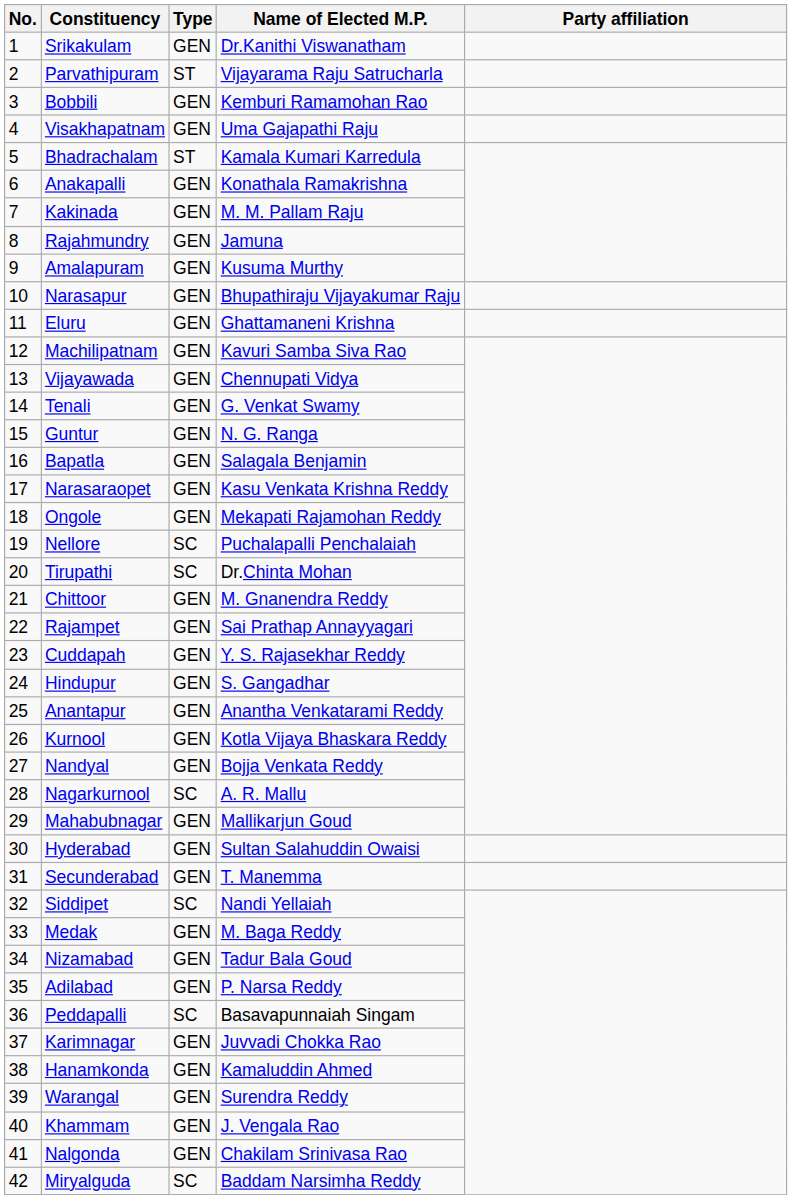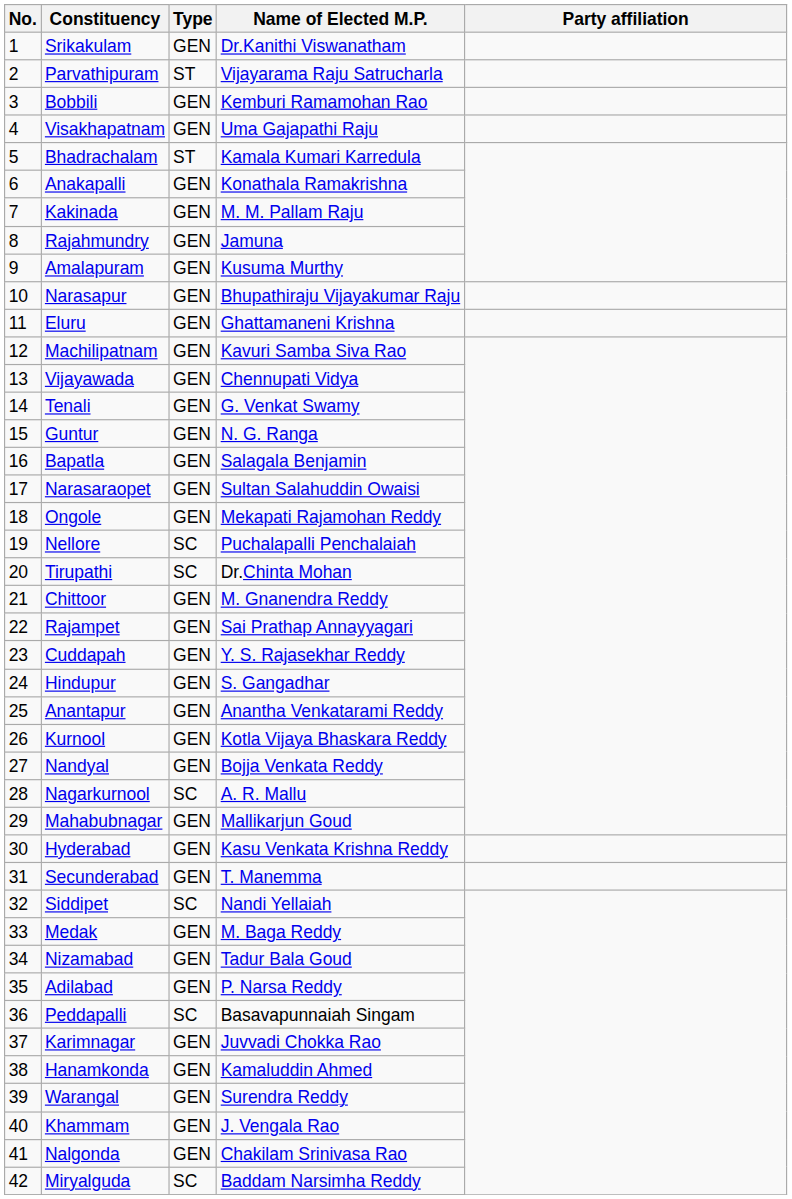(334, 489) Kasu Venkata Krishna Reddy -> (320, 489) Sultan Salahuddin Owaisi
(320, 849) Sultan Salahuddin Owaisi -> (334, 849) Kasu Venkata Krishna Reddy
